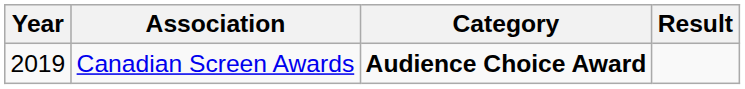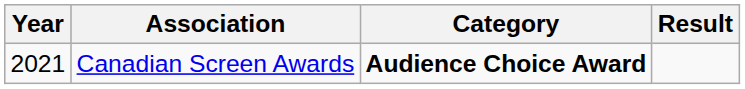(38, 63) 2019 -> (38, 63) 2021
